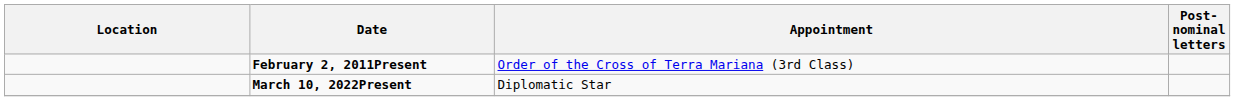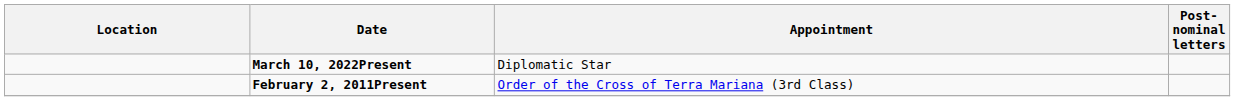rows swapped: (340, 64) <-> (332, 85)
